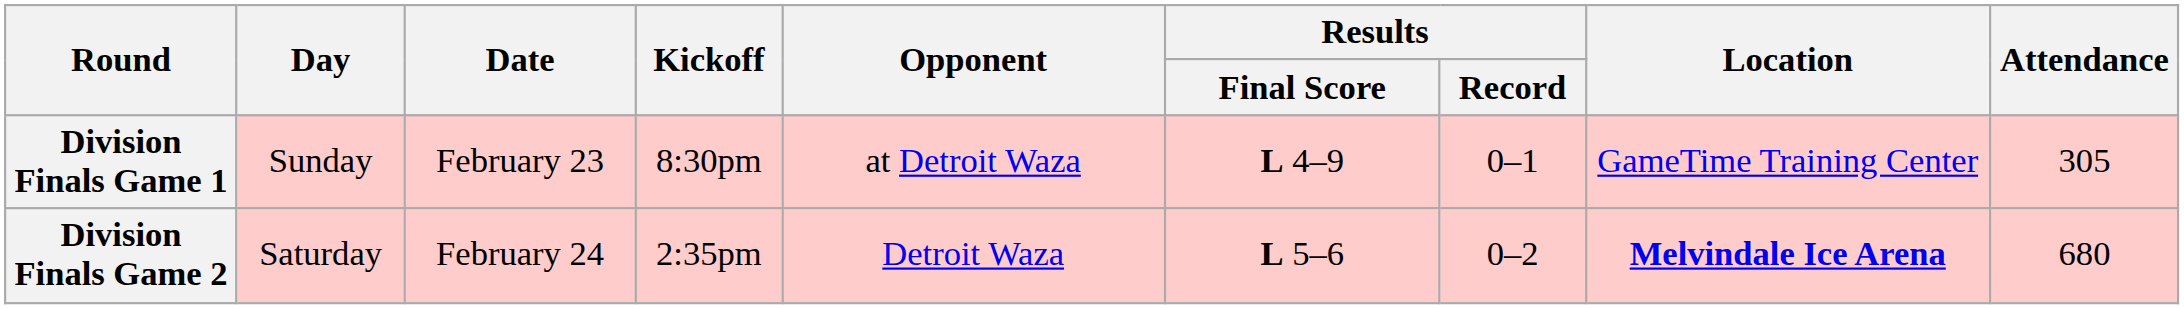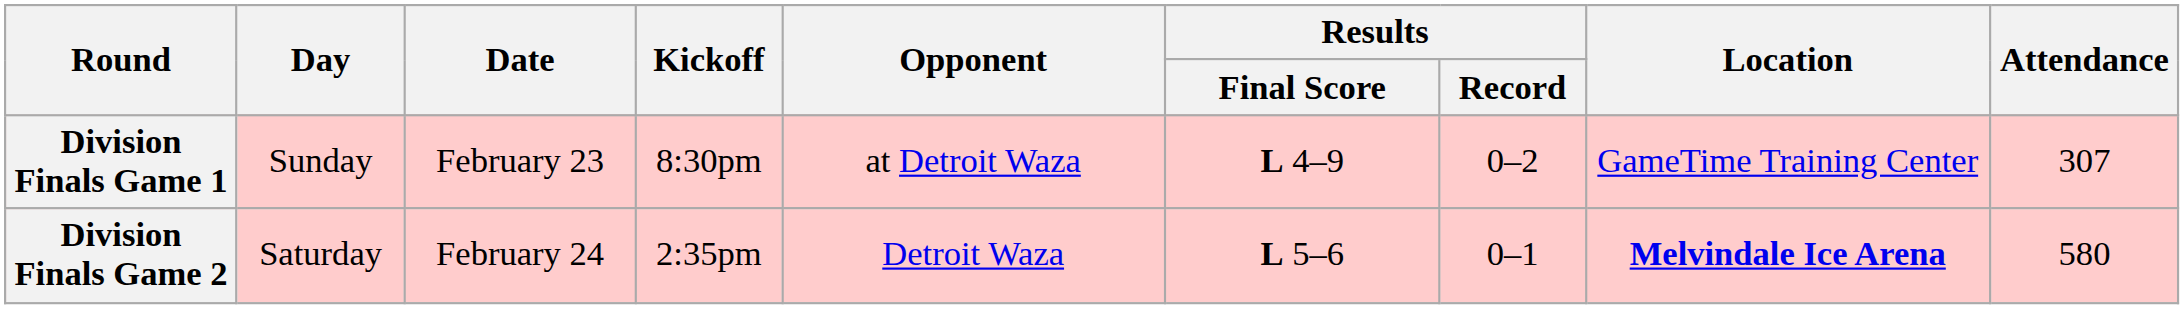(1513, 160) 0–1 -> (1513, 160) 0–2
(2084, 160) 305 -> (2084, 160) 307
(1513, 254) 0–2 -> (1513, 254) 0–1
(2084, 254) 680 -> (2084, 254) 580
